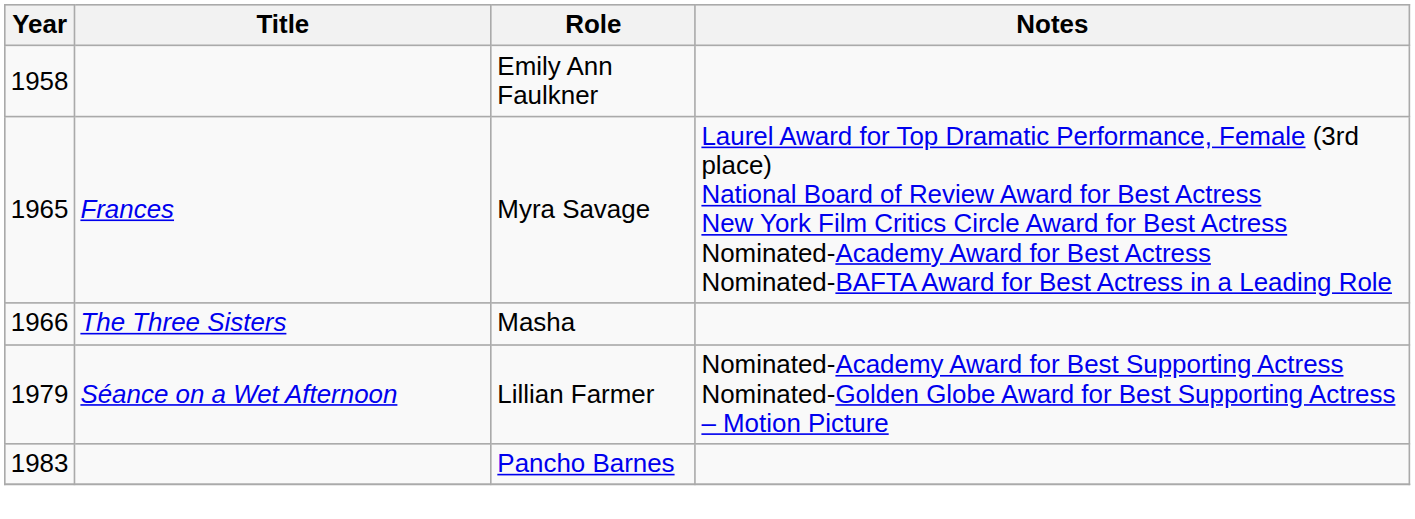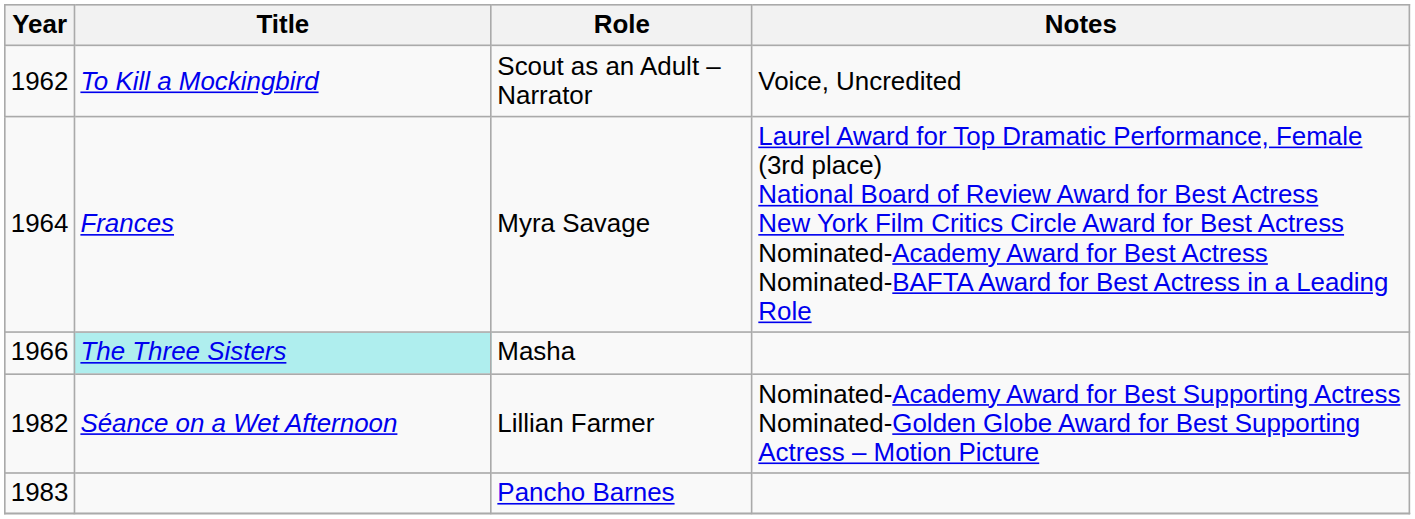- row: (555, 80)
+ row: (609, 80)
(40, 209) 1965 -> (40, 223) 1964
(183, 323) no background -> (183, 352) paleturquoise background
(40, 393) 1979 -> (40, 422) 1982
